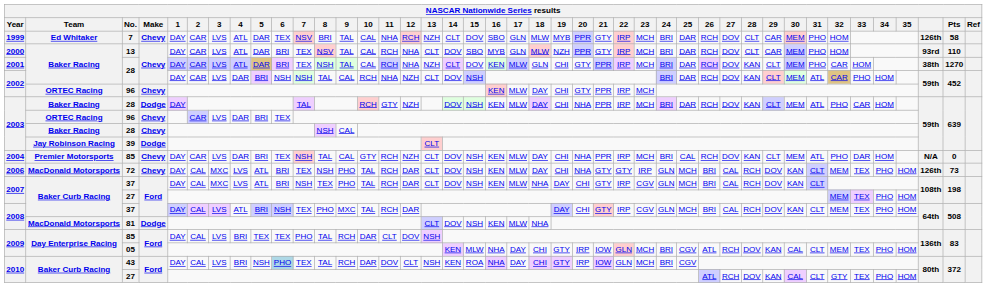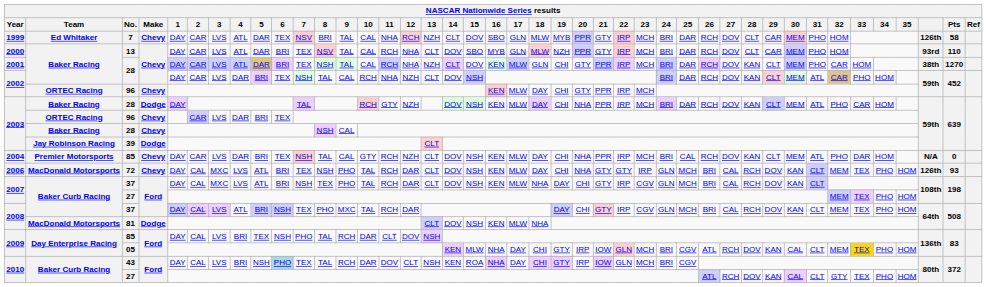(282, 77) NSH -> (282, 77) TEX
(954, 170) 73 -> (954, 170) 93
(282, 236) TEX -> (282, 236) NSH
(862, 250) no background -> (862, 250) gold background
